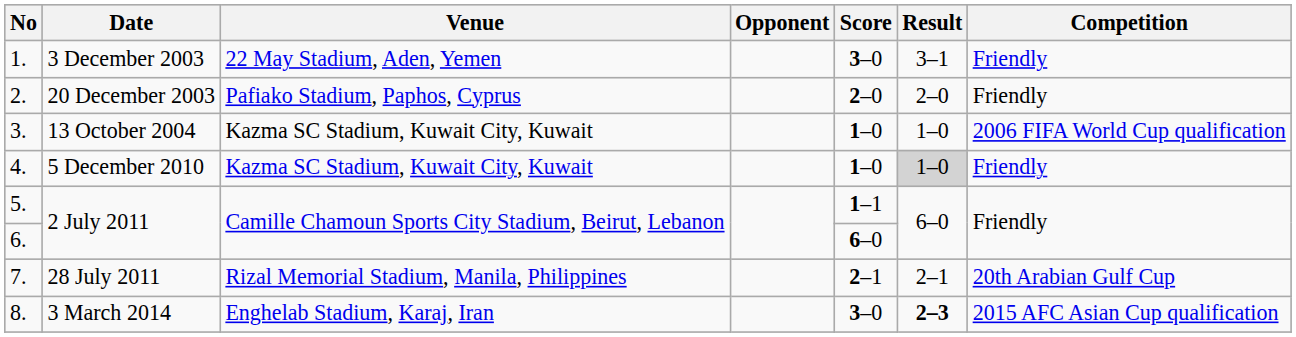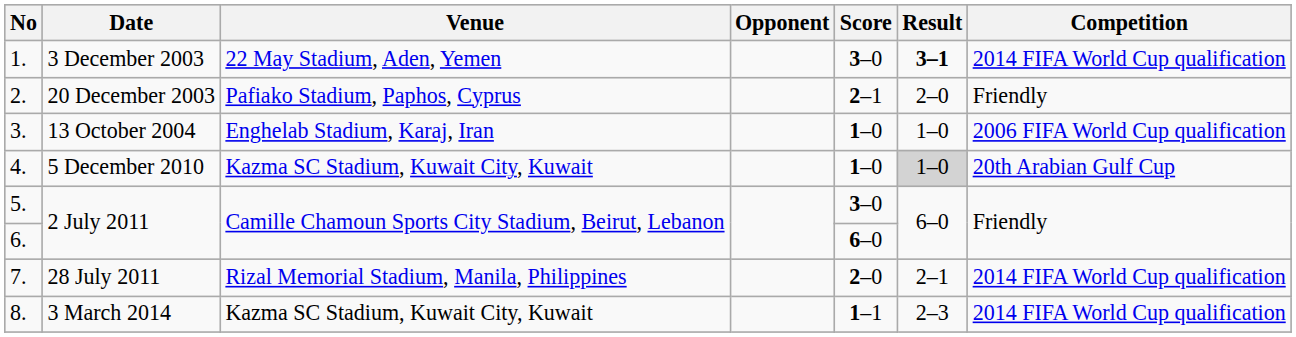(932, 58) normal -> (932, 58) bold
(1010, 58) Friendly -> (1129, 58) 2014 FIFA World Cup qualification
(866, 94) 2–0 -> (866, 94) 2–1
(409, 131) Kazma SC Stadium, Kuwait City, Kuwait -> (360, 131) Enghelab Stadium, Karaj, Iran
(1010, 167) Friendly -> (1074, 167) 20th Arabian Gulf Cup
(866, 204) 1–1 -> (866, 204) 3–0
(866, 276) 2–1 -> (866, 276) 2–0
(1074, 276) 20th Arabian Gulf Cup -> (1129, 276) 2014 FIFA World Cup qualification
(360, 313) Enghelab Stadium, Karaj, Iran -> (409, 313) Kazma SC Stadium, Kuwait City, Kuwait
(866, 313) 3–0 -> (866, 313) 1–1
(932, 313) bold -> (932, 313) normal
(1126, 313) 2015 AFC Asian Cup qualification -> (1129, 313) 2014 FIFA World Cup qualification
